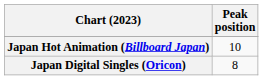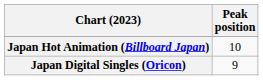(235, 65) 8 -> (235, 65) 9
